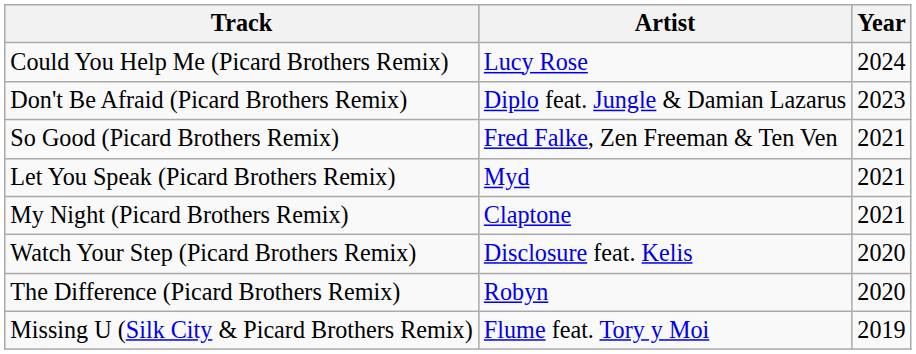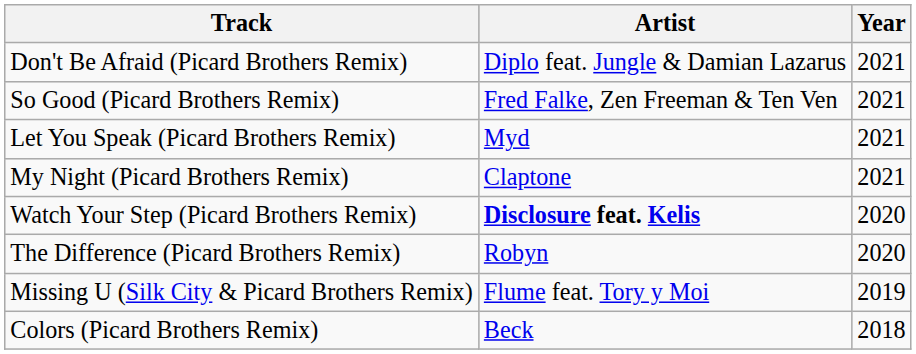- row: (229, 61)
(881, 100) 2023 -> (881, 61) 2021
(588, 253) normal -> (592, 215) bold
+ row: (164, 330)
